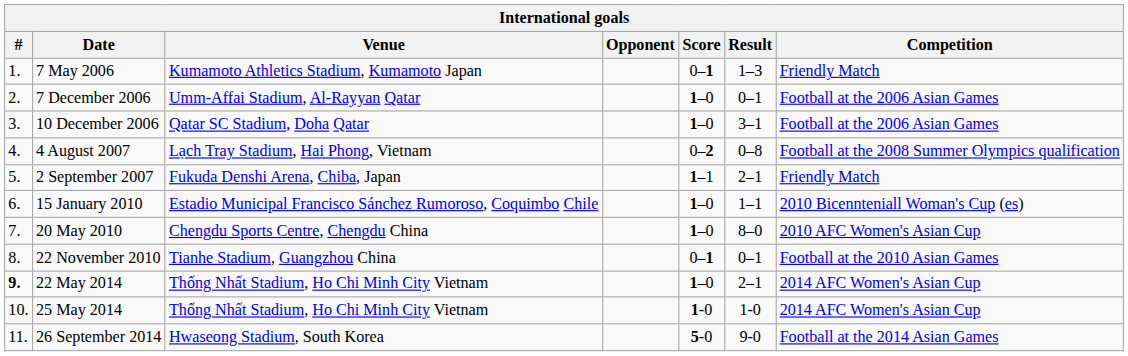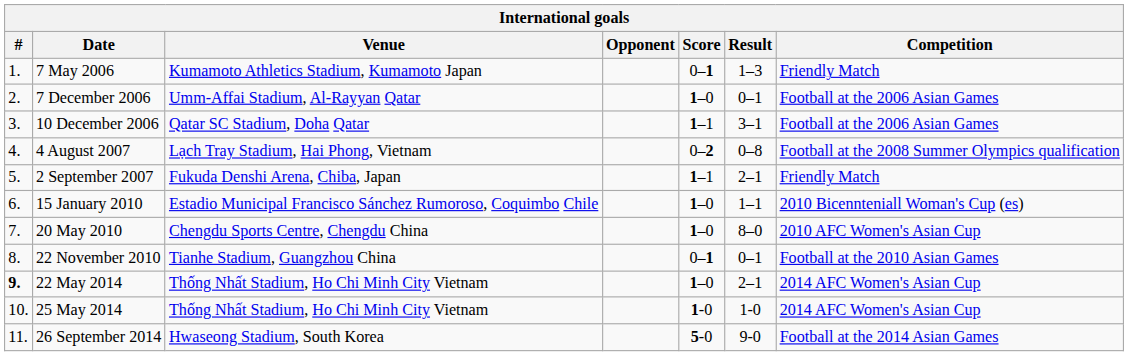(702, 124) 1–0 -> (702, 124) 1–1
